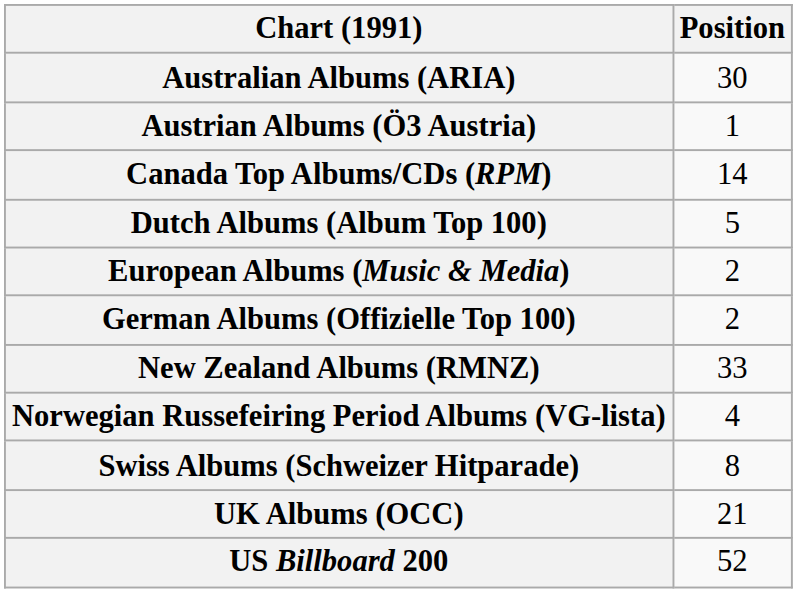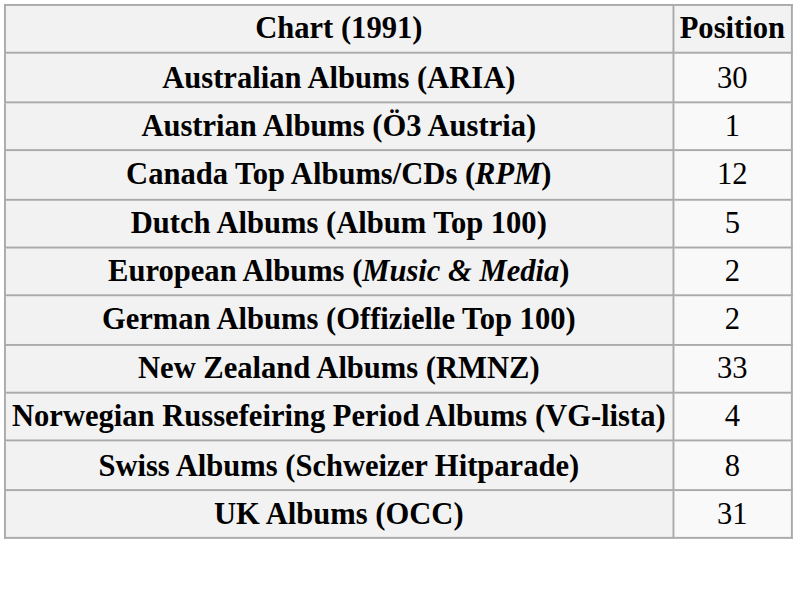(732, 174) 14 -> (732, 174) 12
(732, 513) 21 -> (732, 513) 31
- row: (339, 561)
